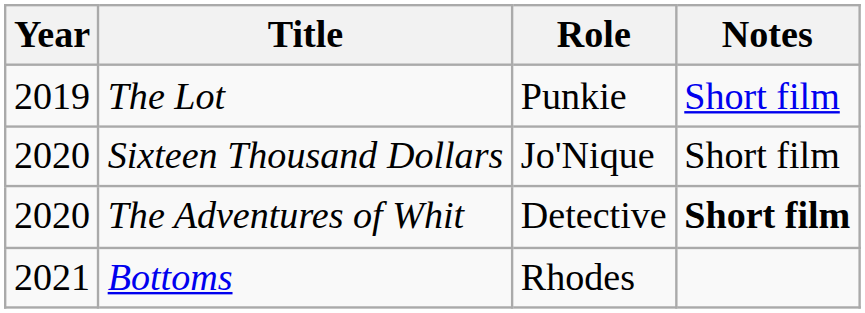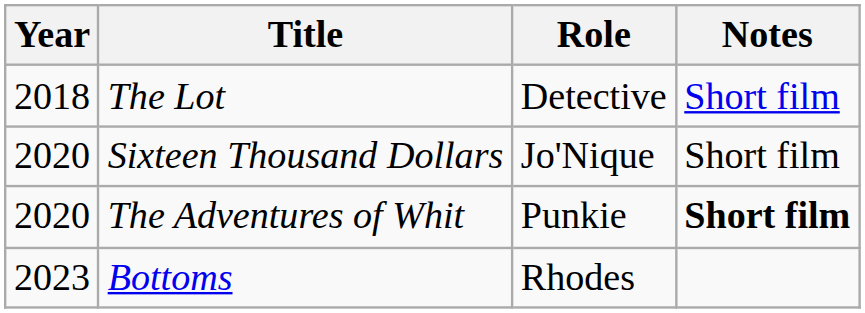(52, 95) 2019 -> (52, 95) 2018
(574, 95) Punkie -> (594, 95) Detective
(594, 215) Detective -> (574, 215) Punkie
(52, 276) 2021 -> (52, 276) 2023
